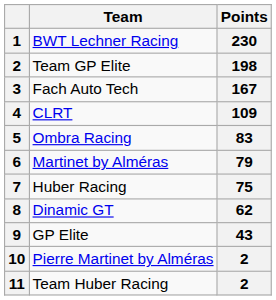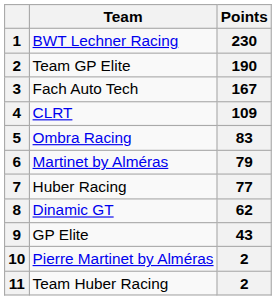(244, 65) 198 -> (244, 65) 190
(244, 186) 75 -> (244, 186) 77
